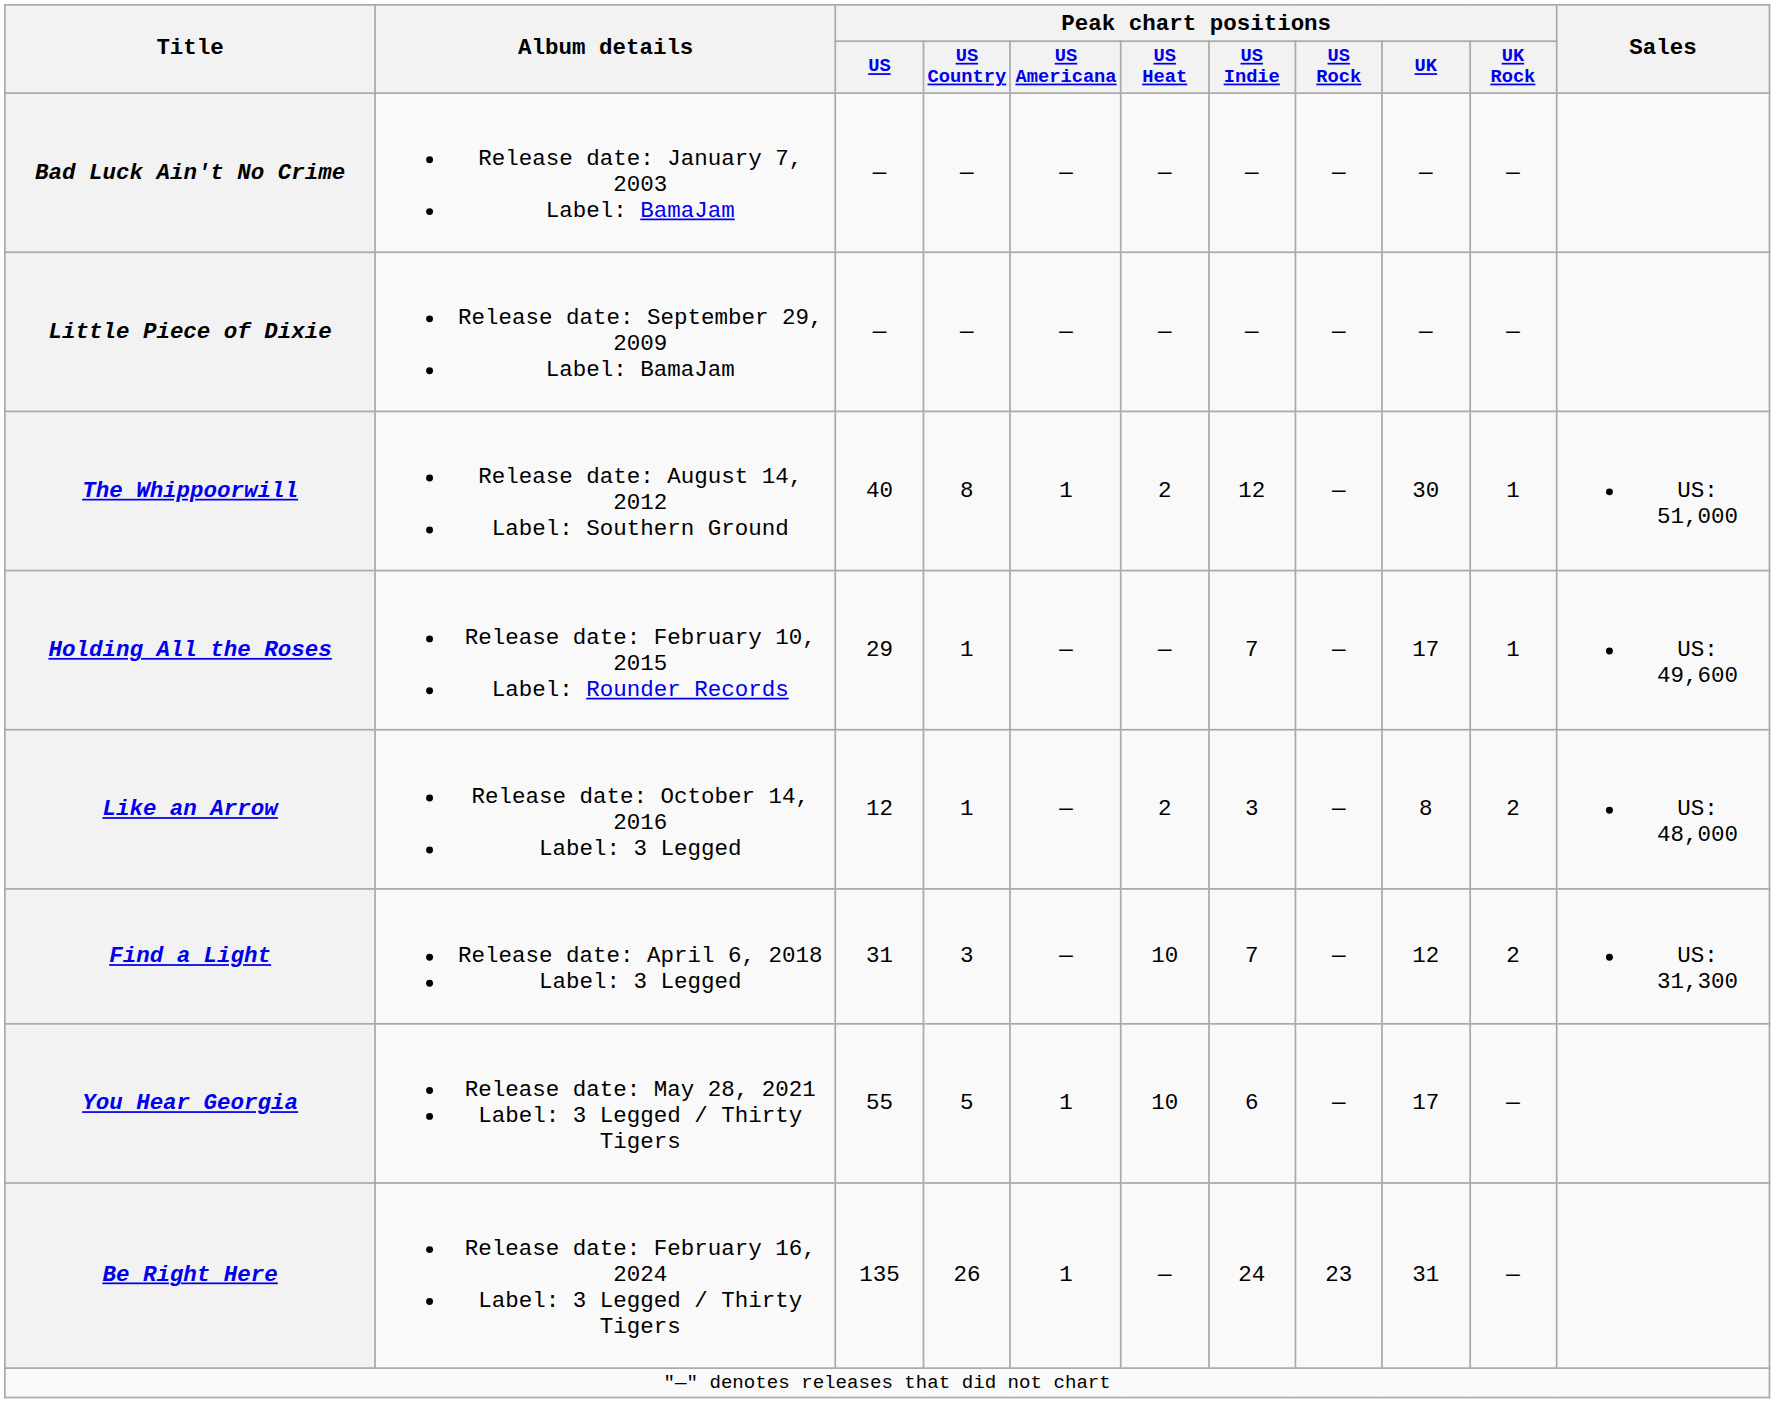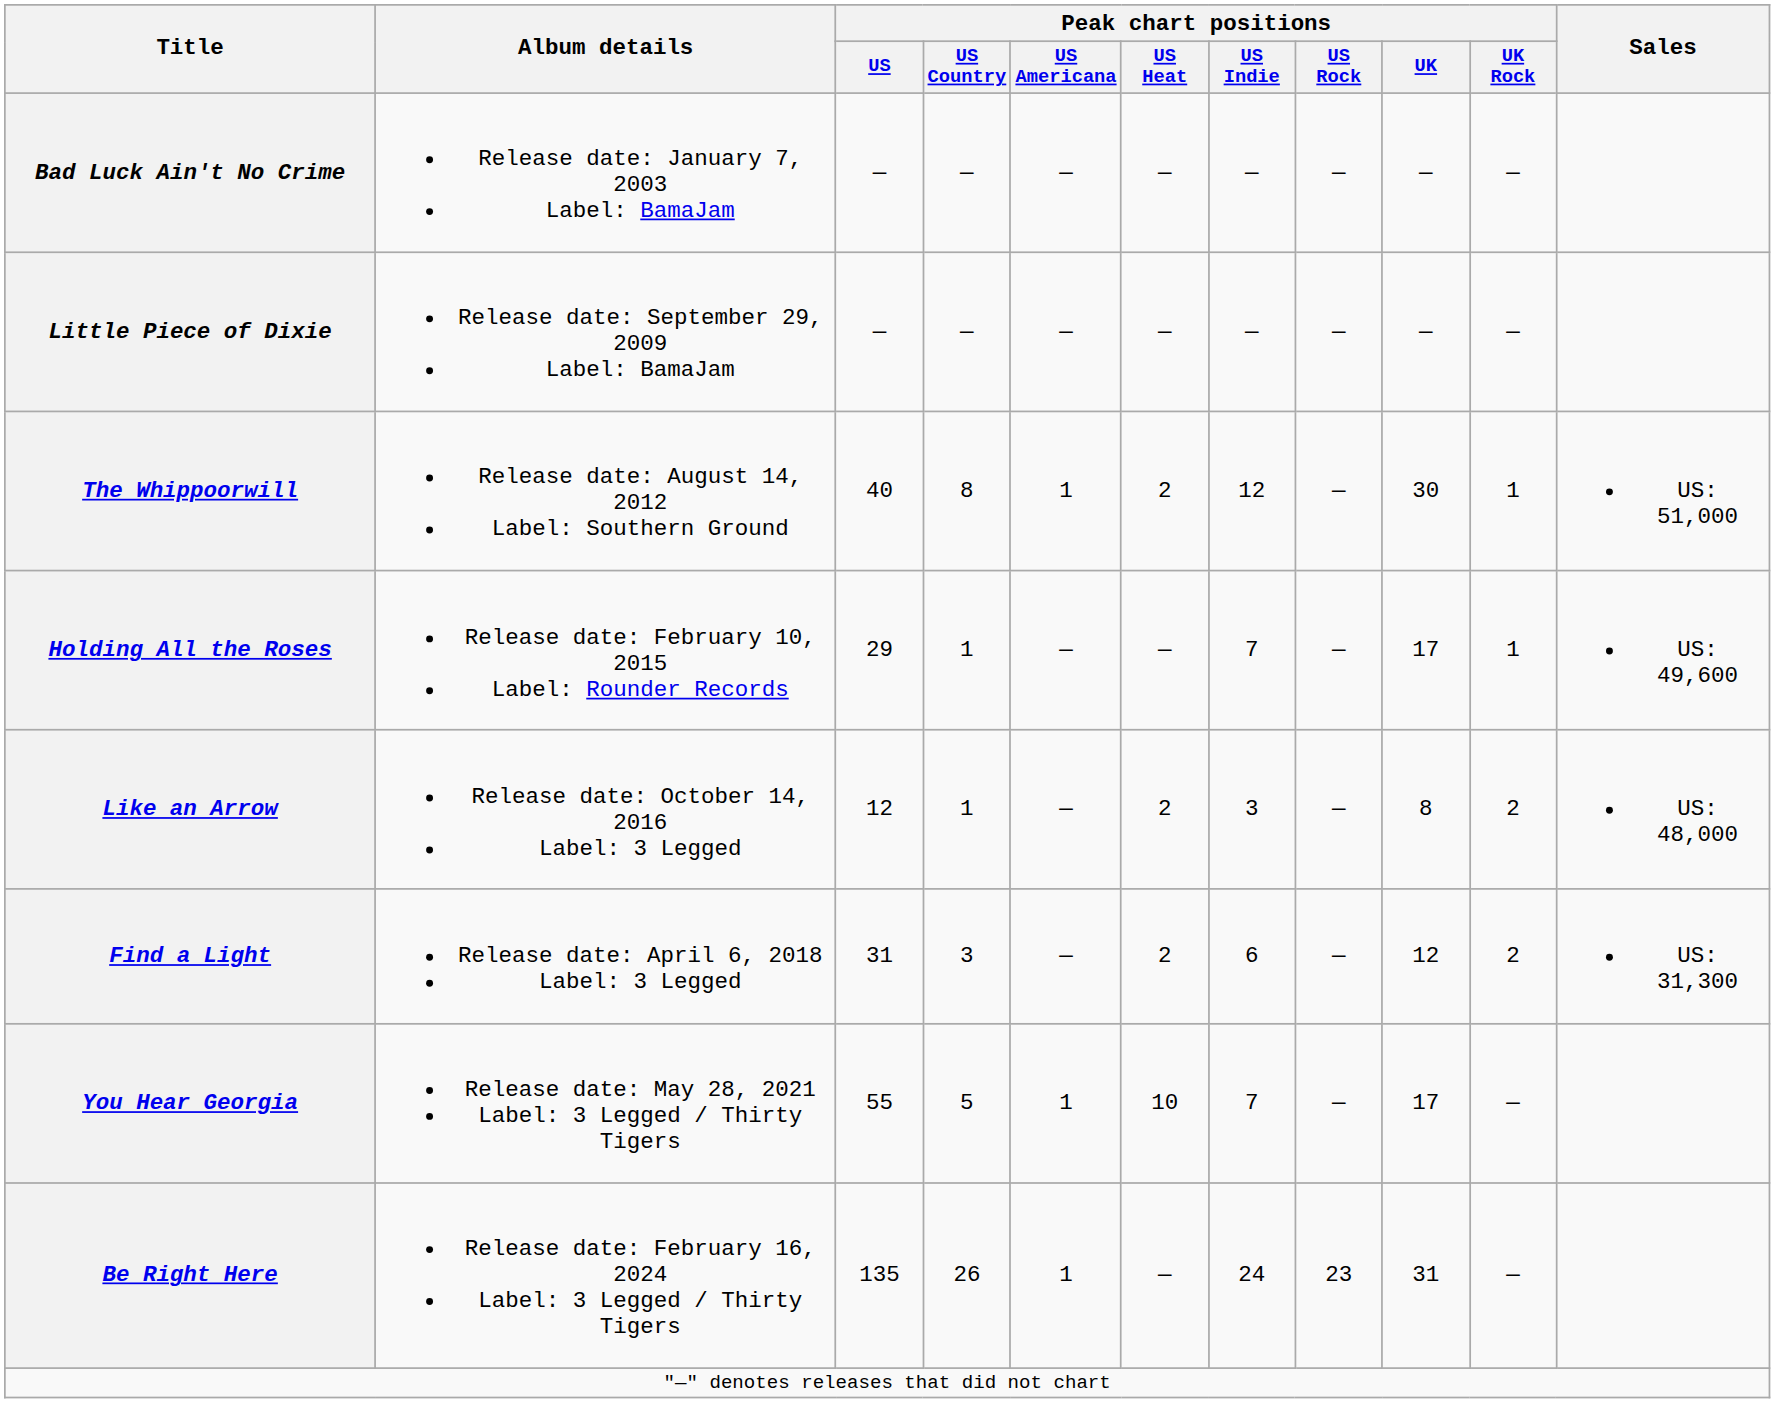(1165, 956) 10 -> (1165, 956) 2
(1252, 956) 7 -> (1252, 956) 6
(1252, 1103) 6 -> (1252, 1103) 7
